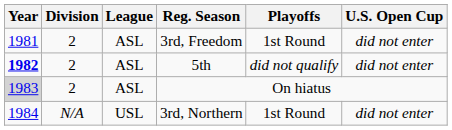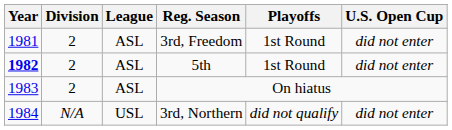(294, 64) did not qualify -> (294, 64) 1st Round
(23, 88) lightgrey background -> (23, 88) no background
(294, 112) 1st Round -> (294, 112) did not qualify
